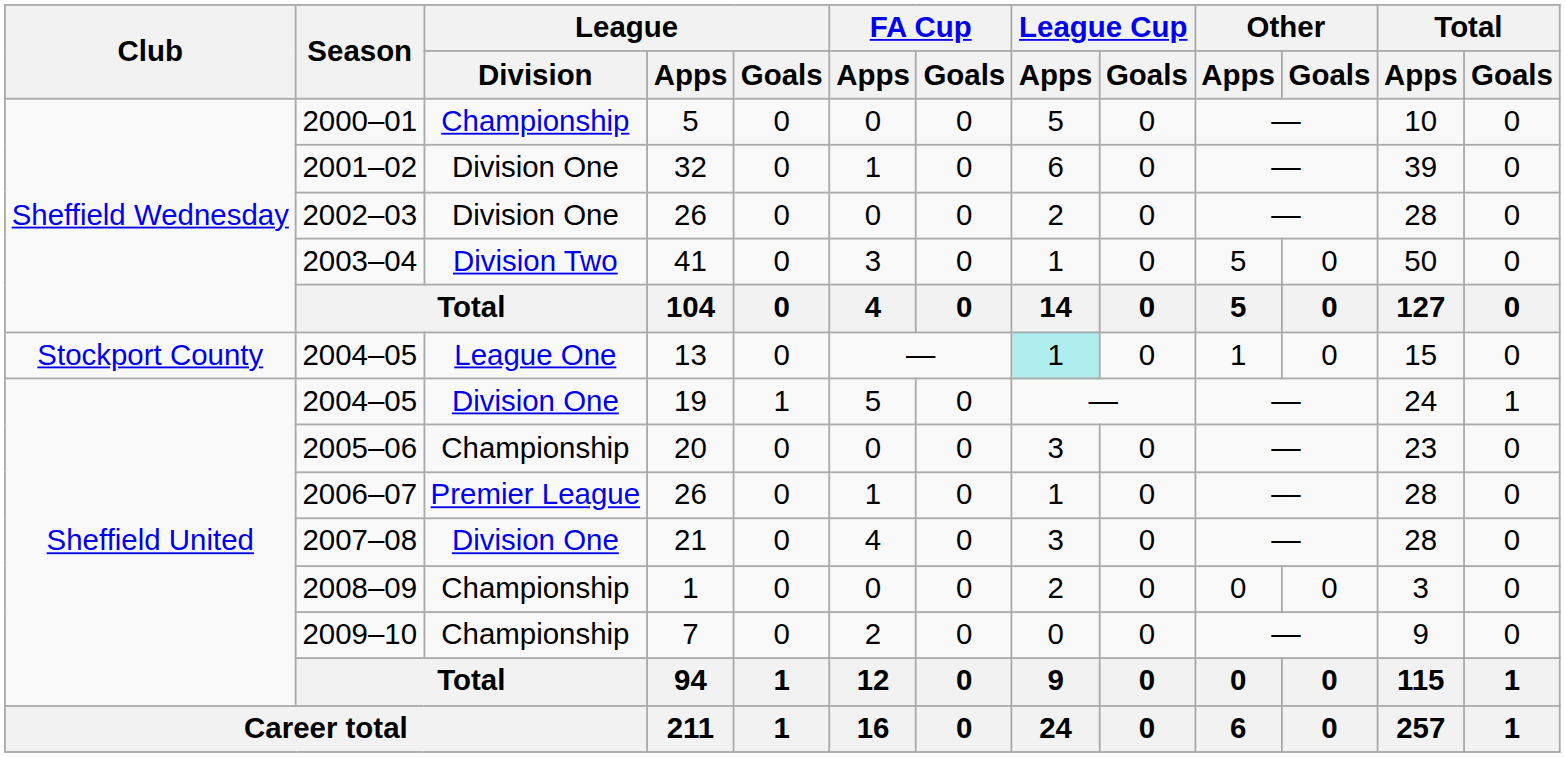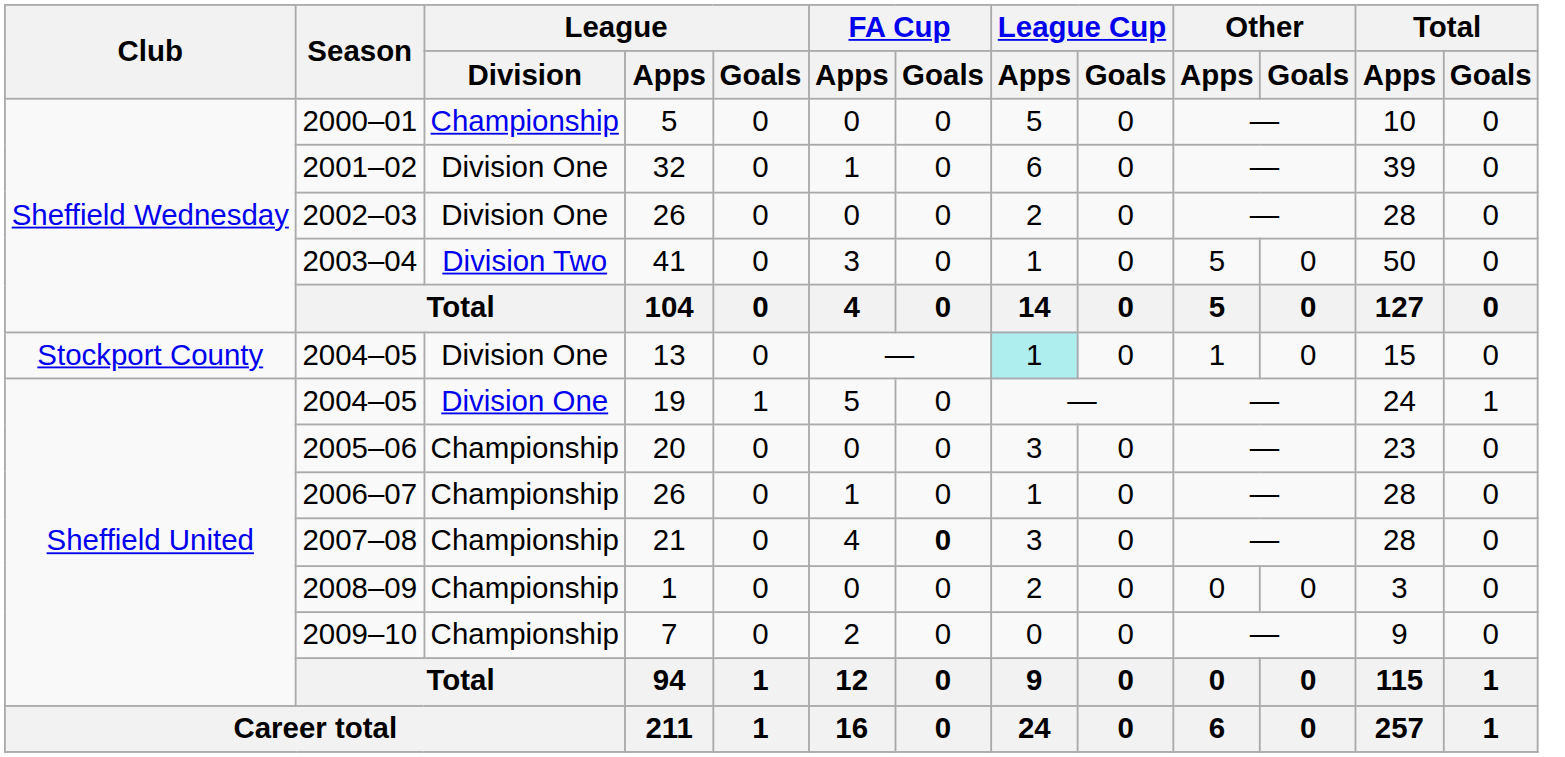(535, 354) League One -> (525, 354) Division One
(535, 494) Premier League -> (525, 494) Championship
(535, 541) Division One -> (525, 541) Championship
(964, 541) normal -> (943, 541) bold
